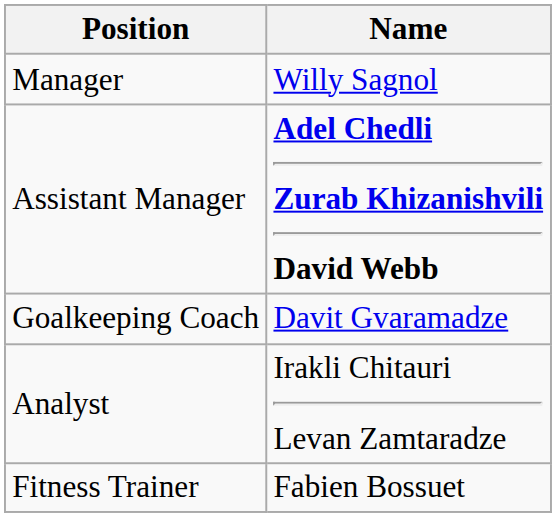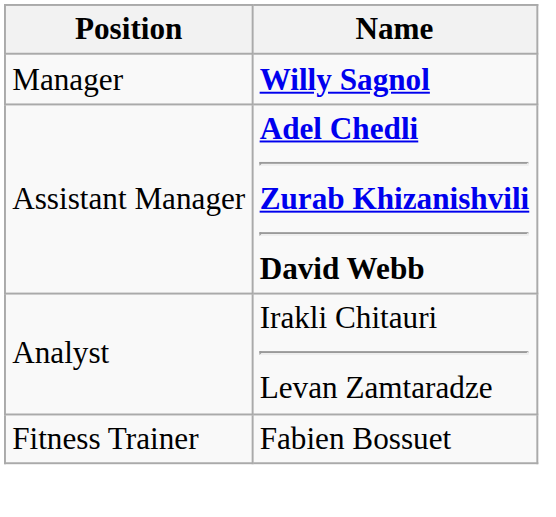(356, 78) normal -> (345, 78) bold
- row: (136, 318)
